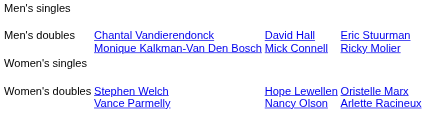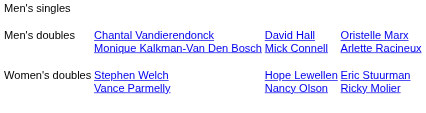(376, 42) Eric Stuurman Ricky Molier -> (381, 42) Oristelle Marx Arlette Racineux
- row: (46, 63)
(381, 97) Oristelle Marx Arlette Racineux -> (376, 82) Eric Stuurman Ricky Molier
